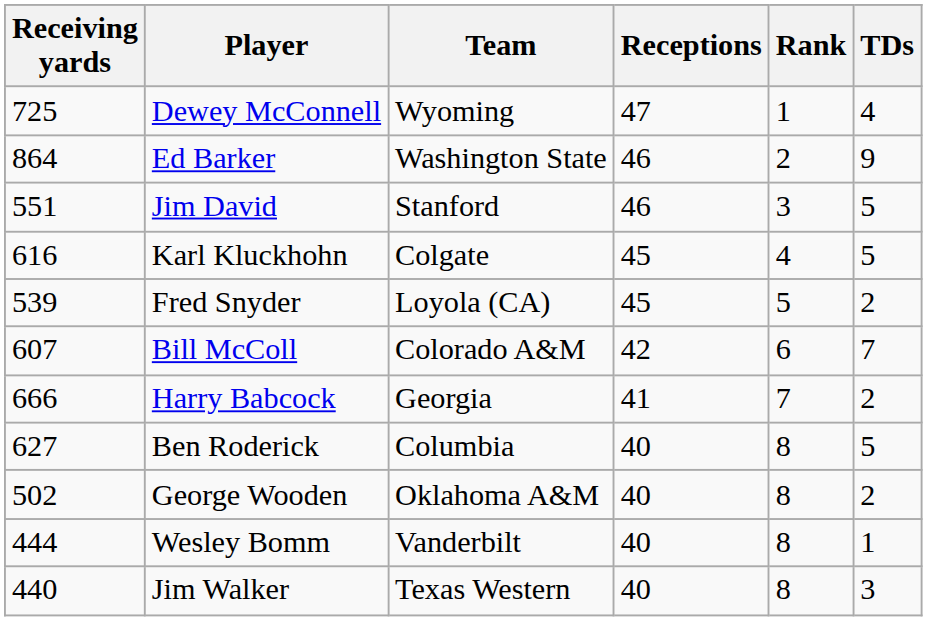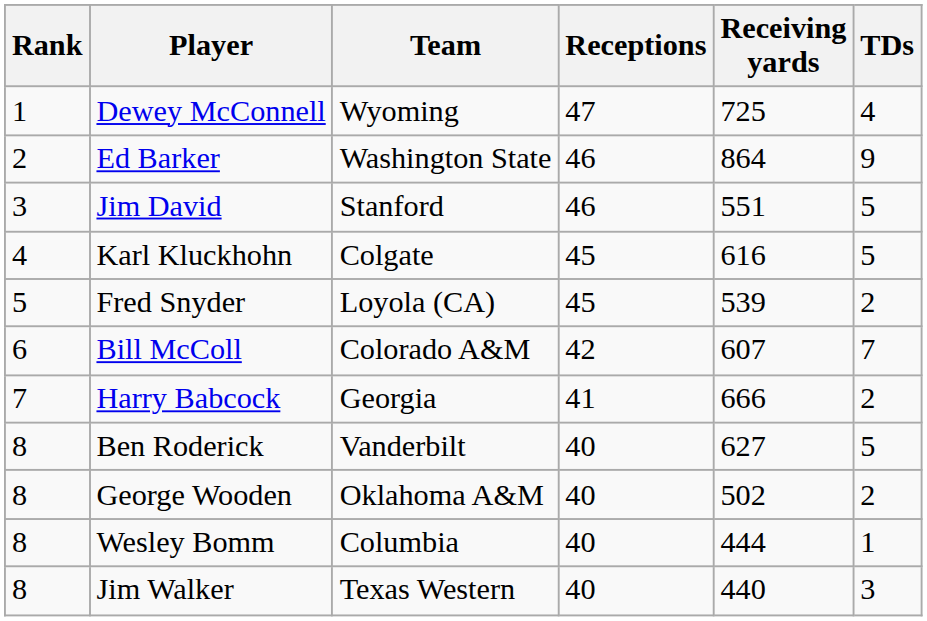columns swapped: (811, 45) <-> (75, 45)
(455, 446) Columbia -> (403, 446) Vanderbilt
(458, 542) Vanderbilt -> (399, 542) Columbia
